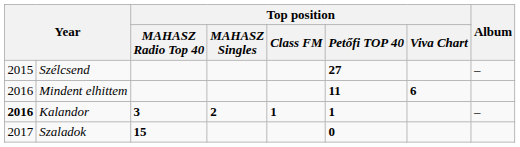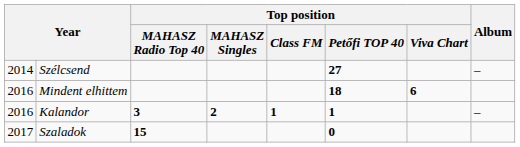(20, 70) 2015 -> (20, 70) 2014
(335, 91) 11 -> (335, 91) 18
(20, 111) bold -> (20, 111) normal
